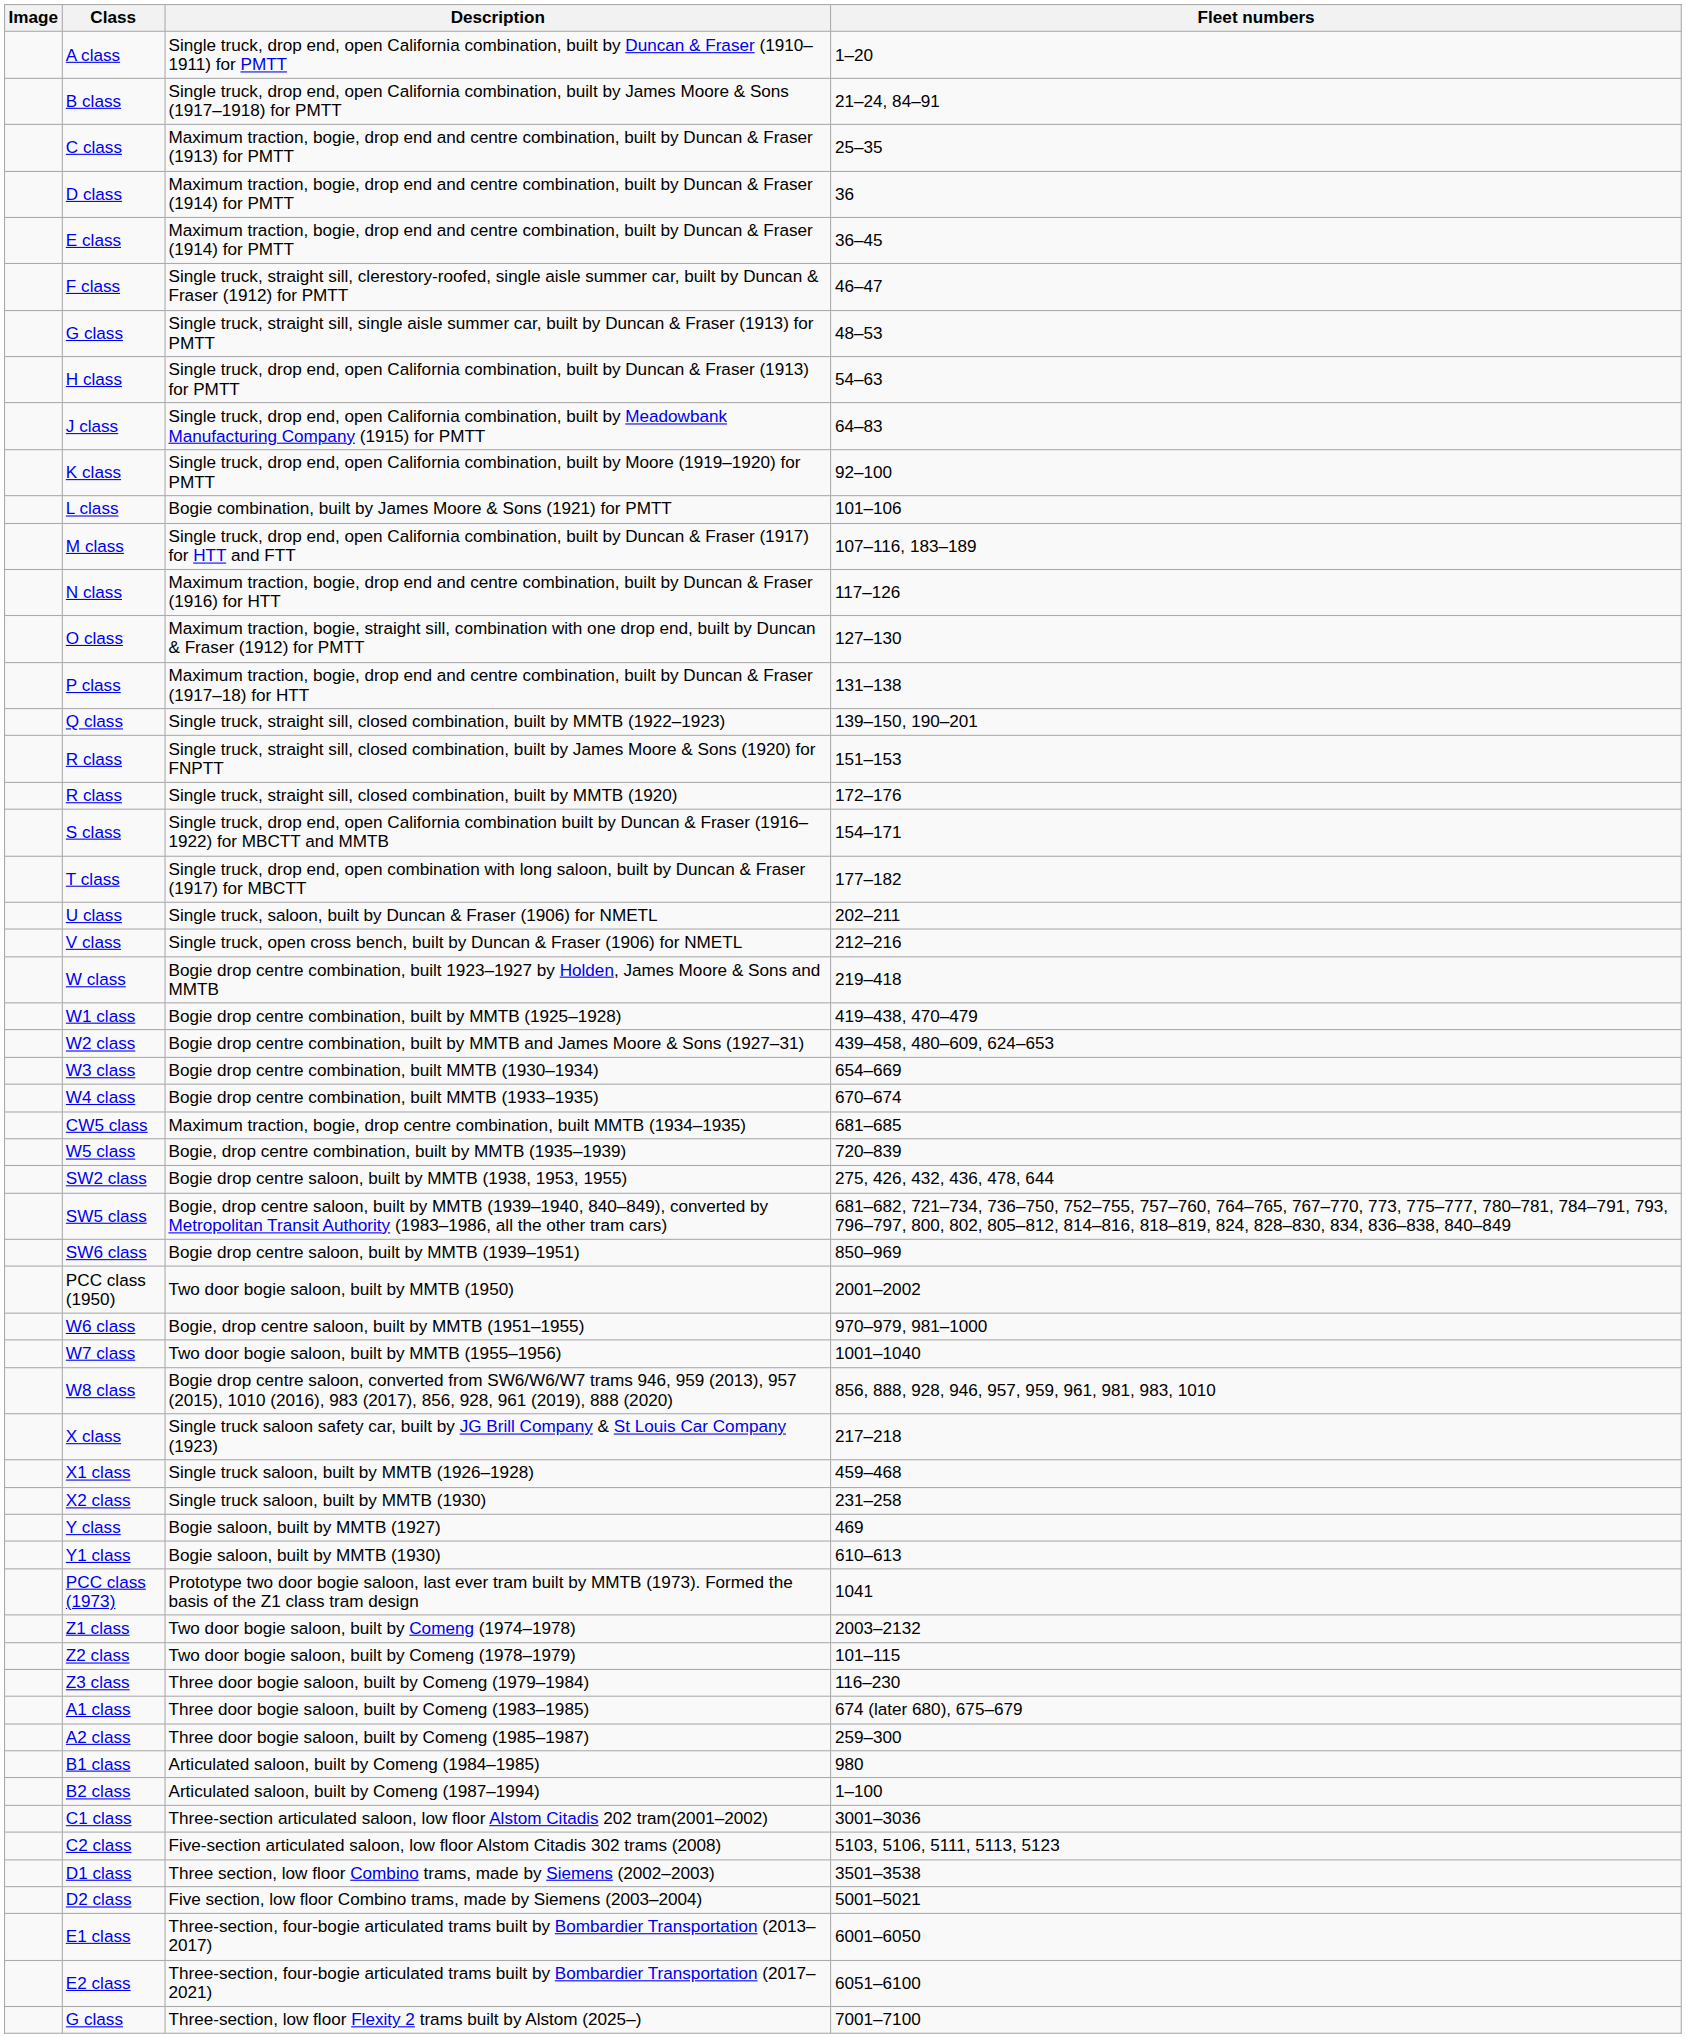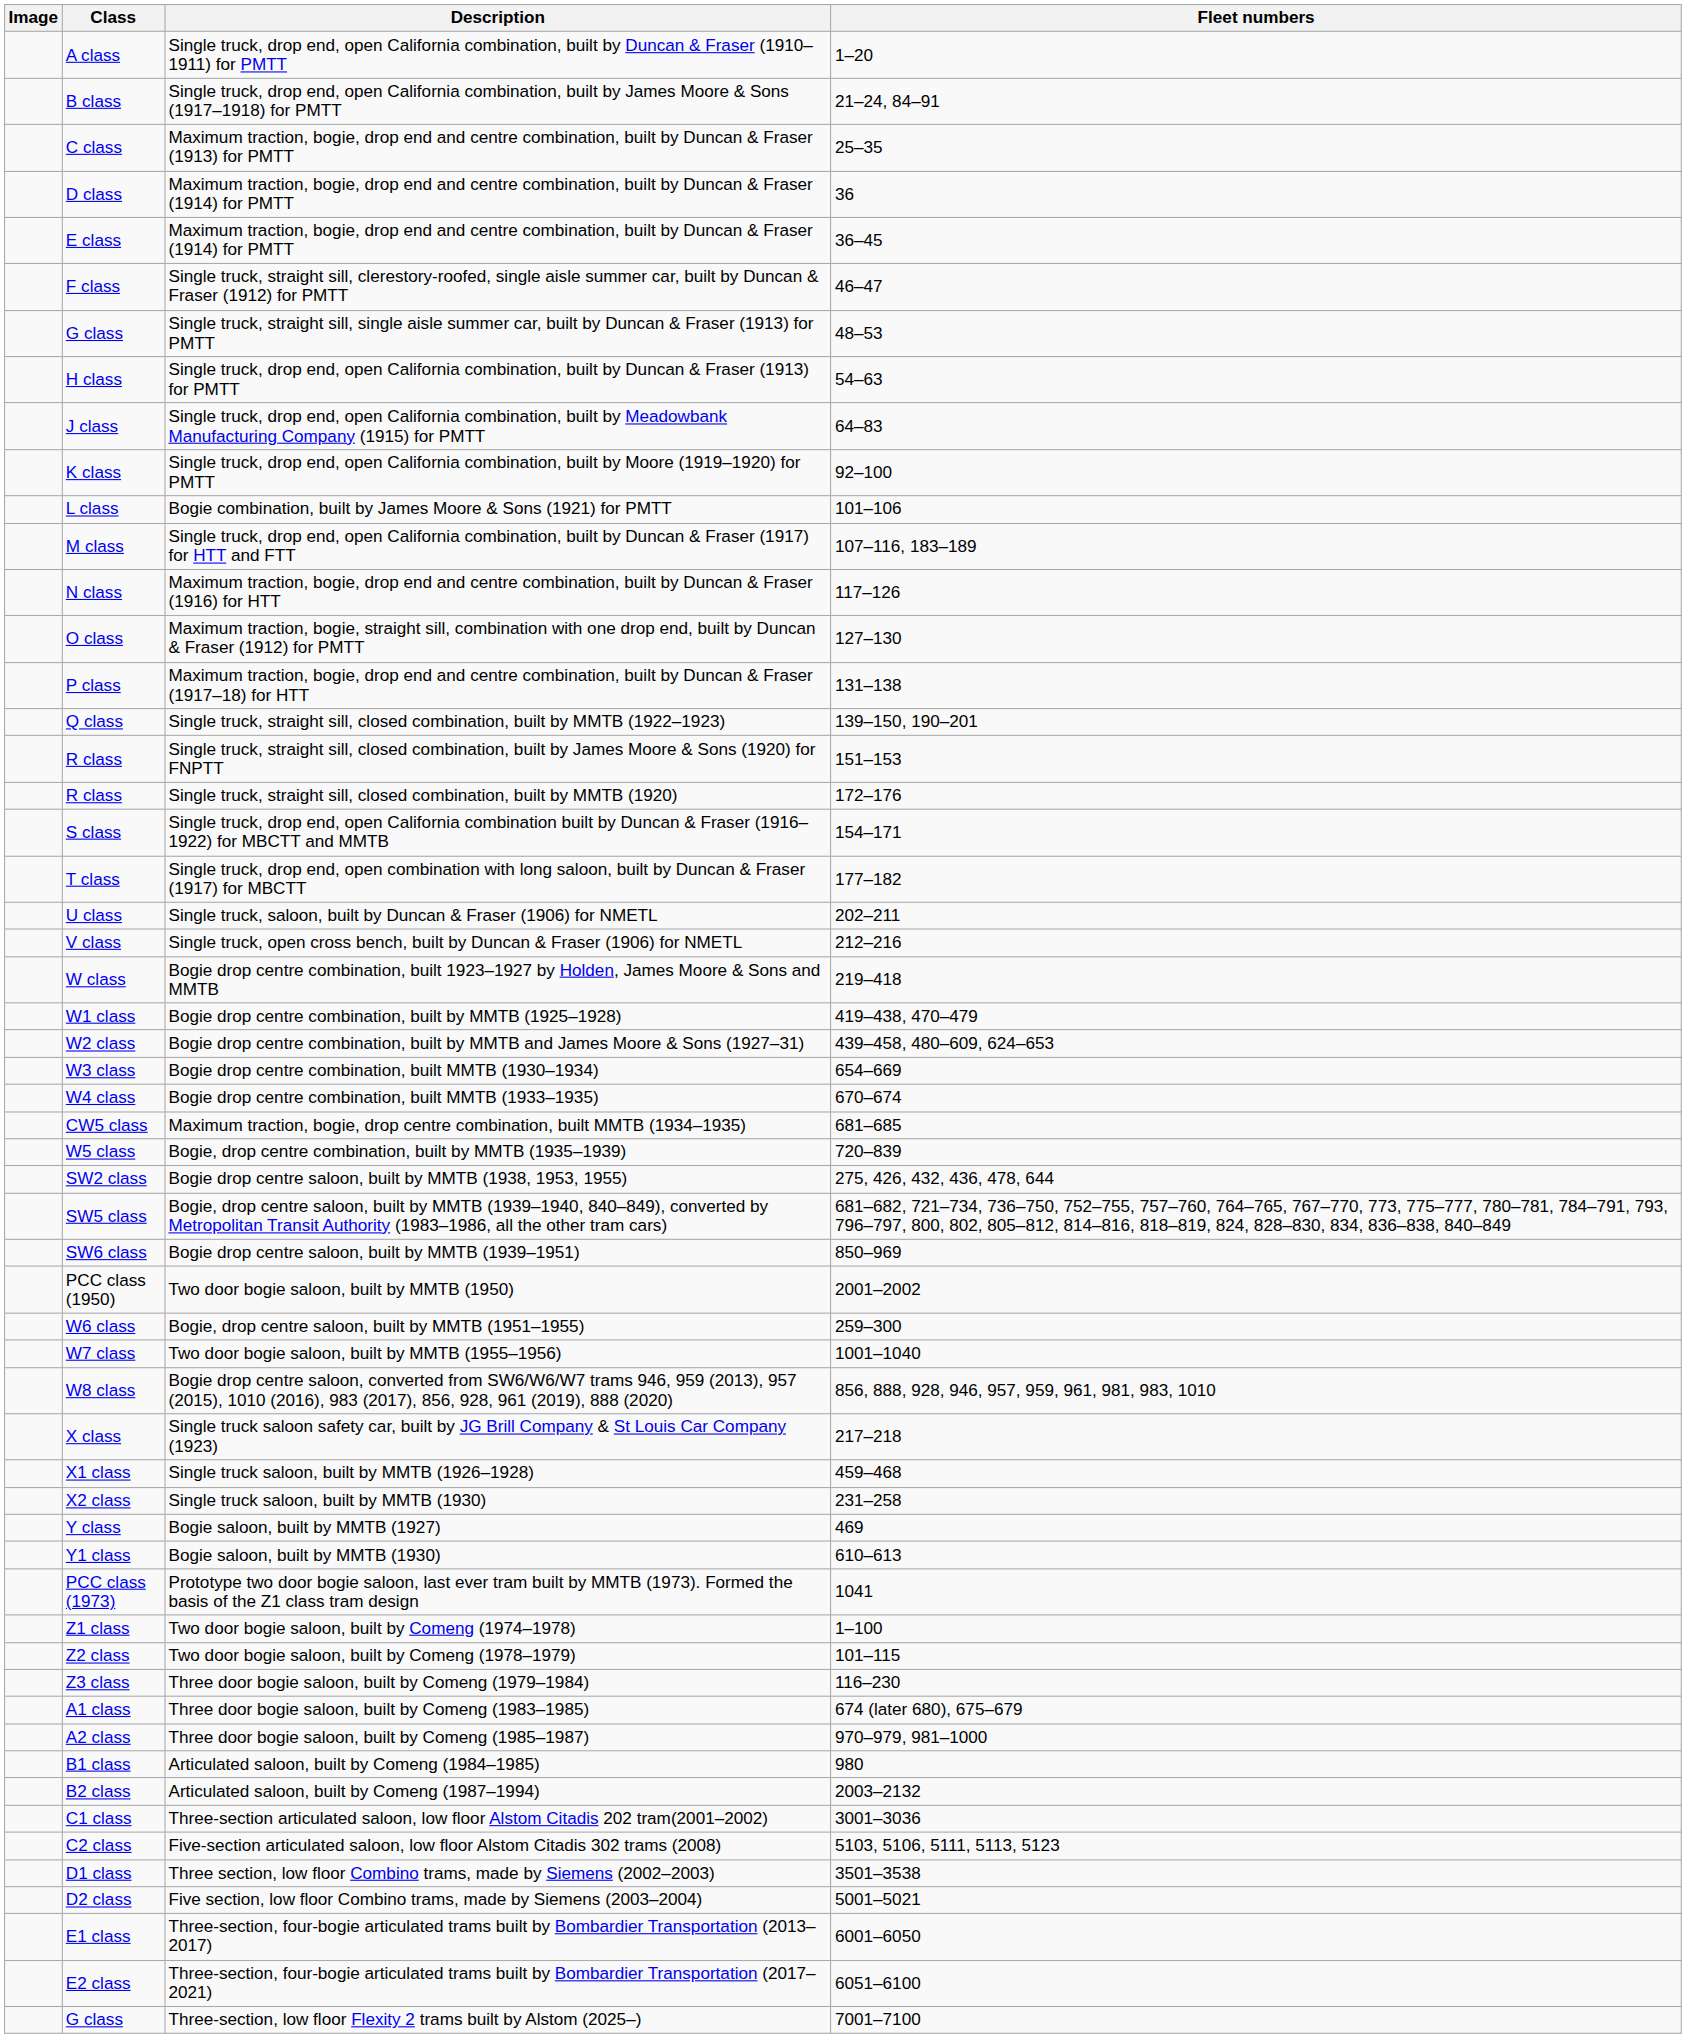(911, 1326) 970–979, 981–1000 -> (868, 1326) 259–300
(878, 1628) 2003–2132 -> (859, 1628) 1–100
(868, 1737) 259–300 -> (911, 1737) 970–979, 981–1000
(859, 1791) 1–100 -> (878, 1791) 2003–2132
